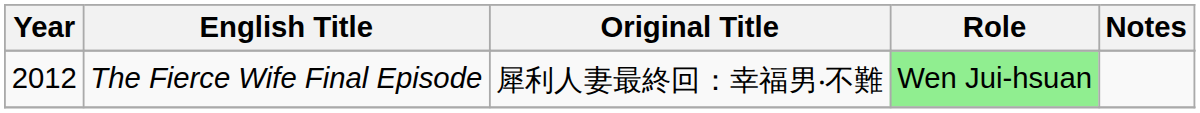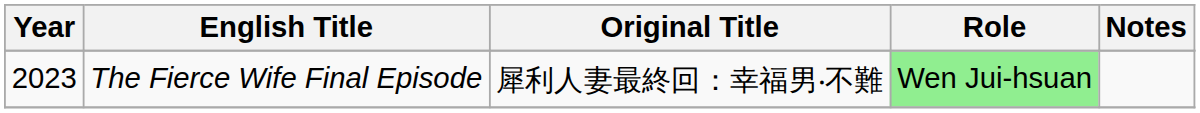(44, 78) 2012 -> (44, 78) 2023
